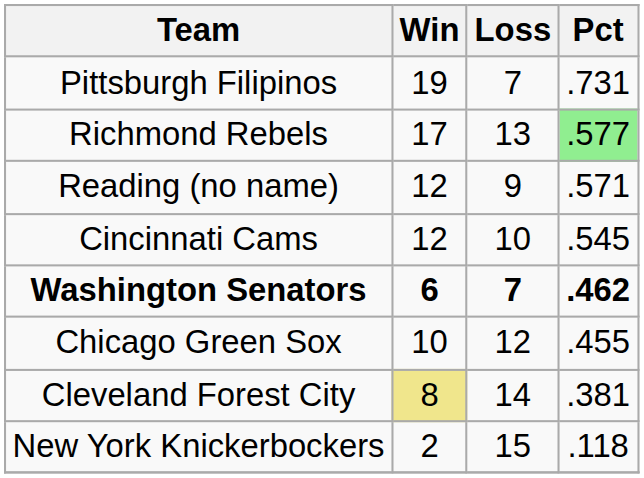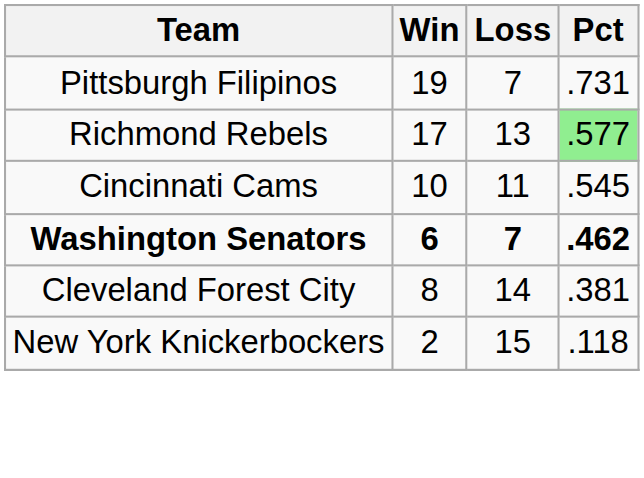- row: (199, 186)
(430, 238) 12 -> (430, 186) 10
(513, 238) 10 -> (513, 186) 11
- row: (199, 342)
(430, 394) khaki background -> (430, 290) no background
